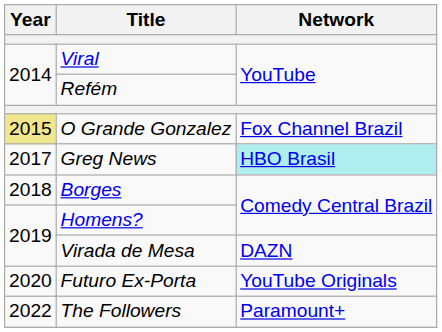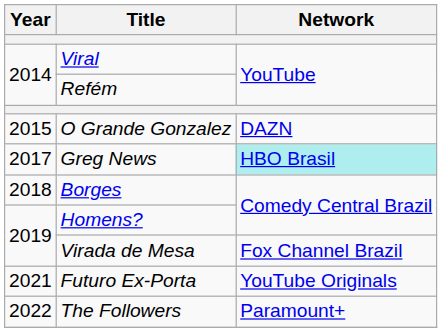(30, 128) khaki background -> (30, 128) no background
(321, 128) Fox Channel Brazil -> (266, 128) DAZN
(266, 250) DAZN -> (321, 250) Fox Channel Brazil
(30, 281) 2020 -> (30, 281) 2021
